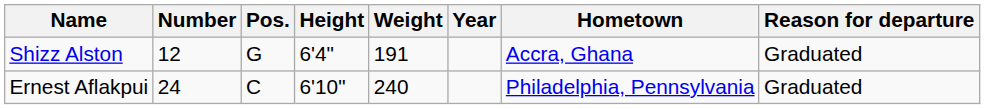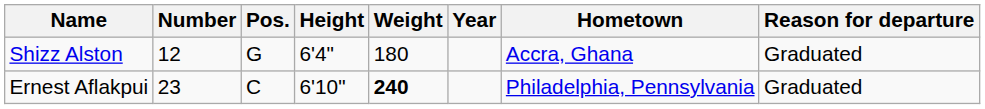(391, 53) 191 -> (391, 53) 180
(169, 86) 24 -> (169, 86) 23
(391, 86) normal -> (391, 86) bold
